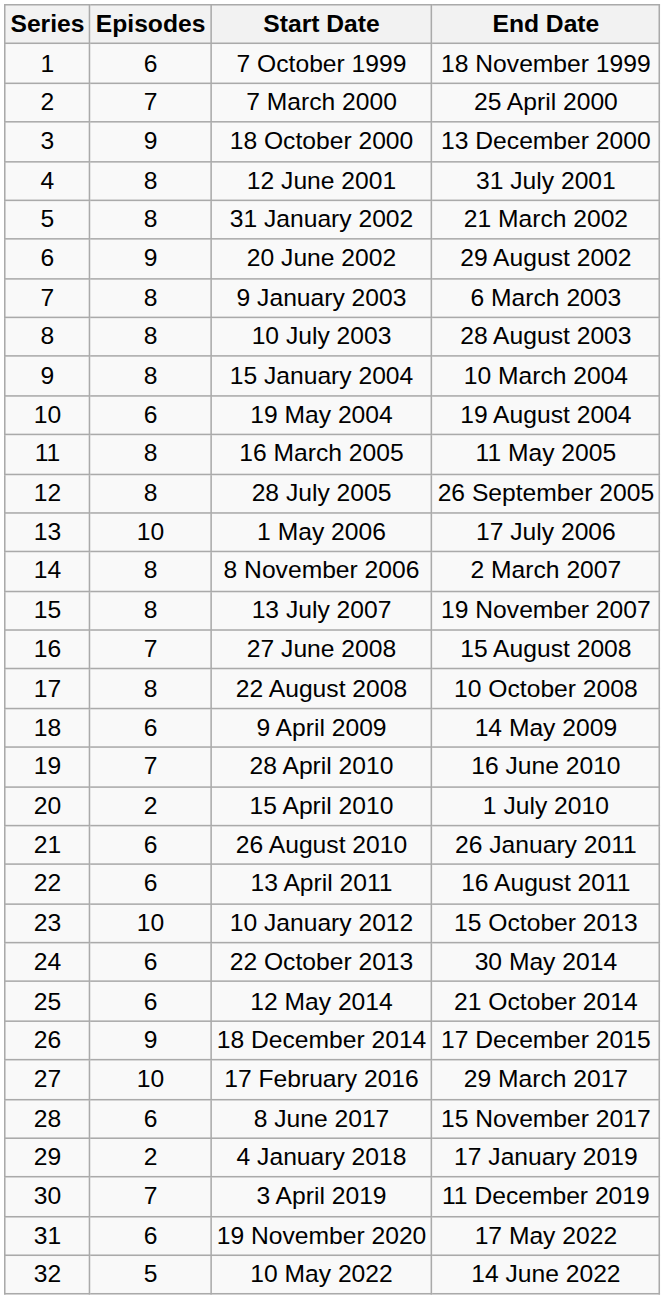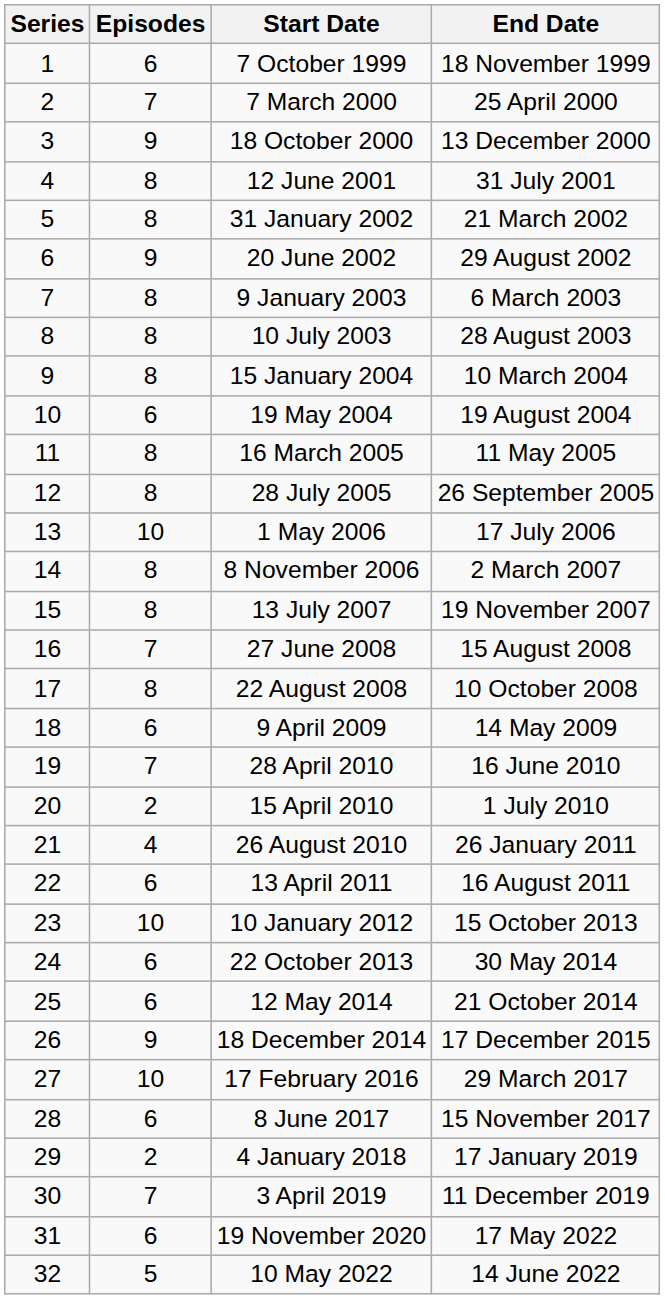(151, 844) 6 -> (151, 844) 4
